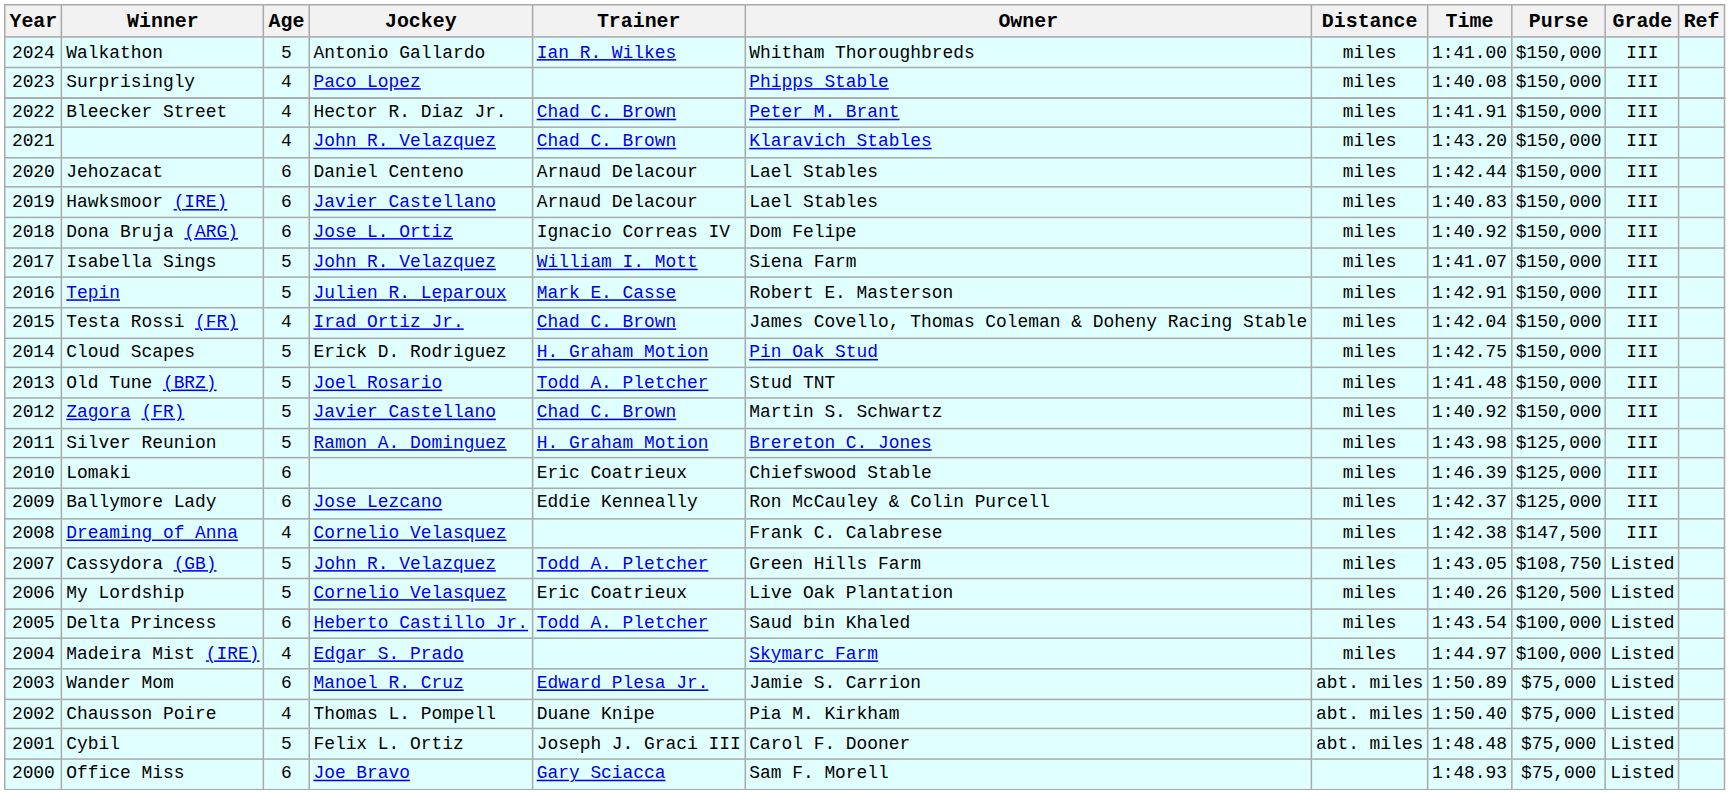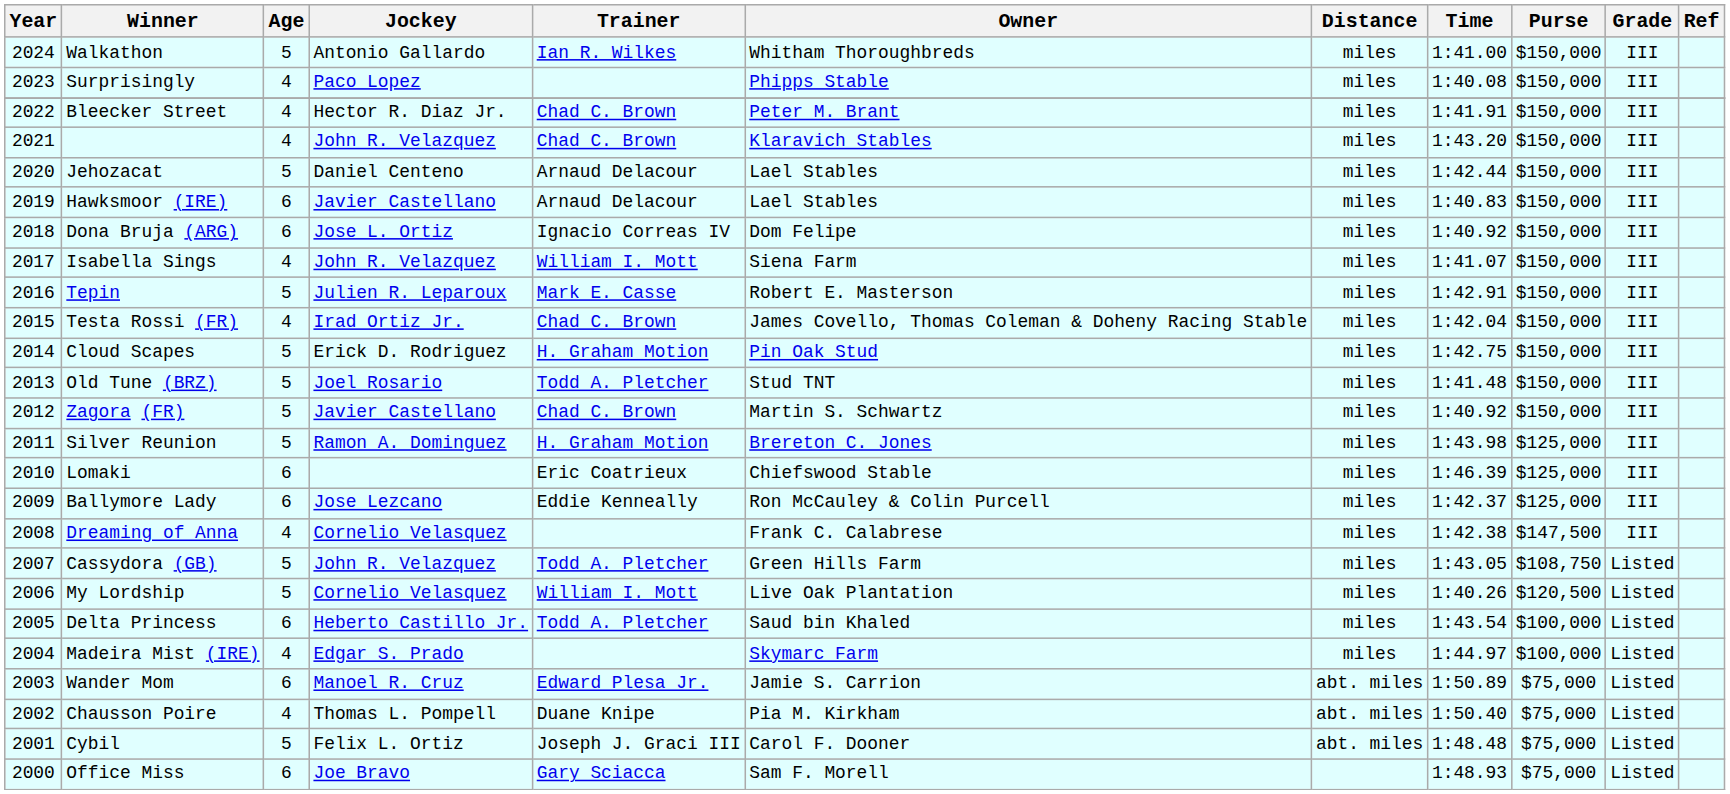(286, 173) 6 -> (286, 173) 5
(286, 263) 5 -> (286, 263) 4
(612, 594) Eric Coatrieux -> (617, 594) William I. Mott
